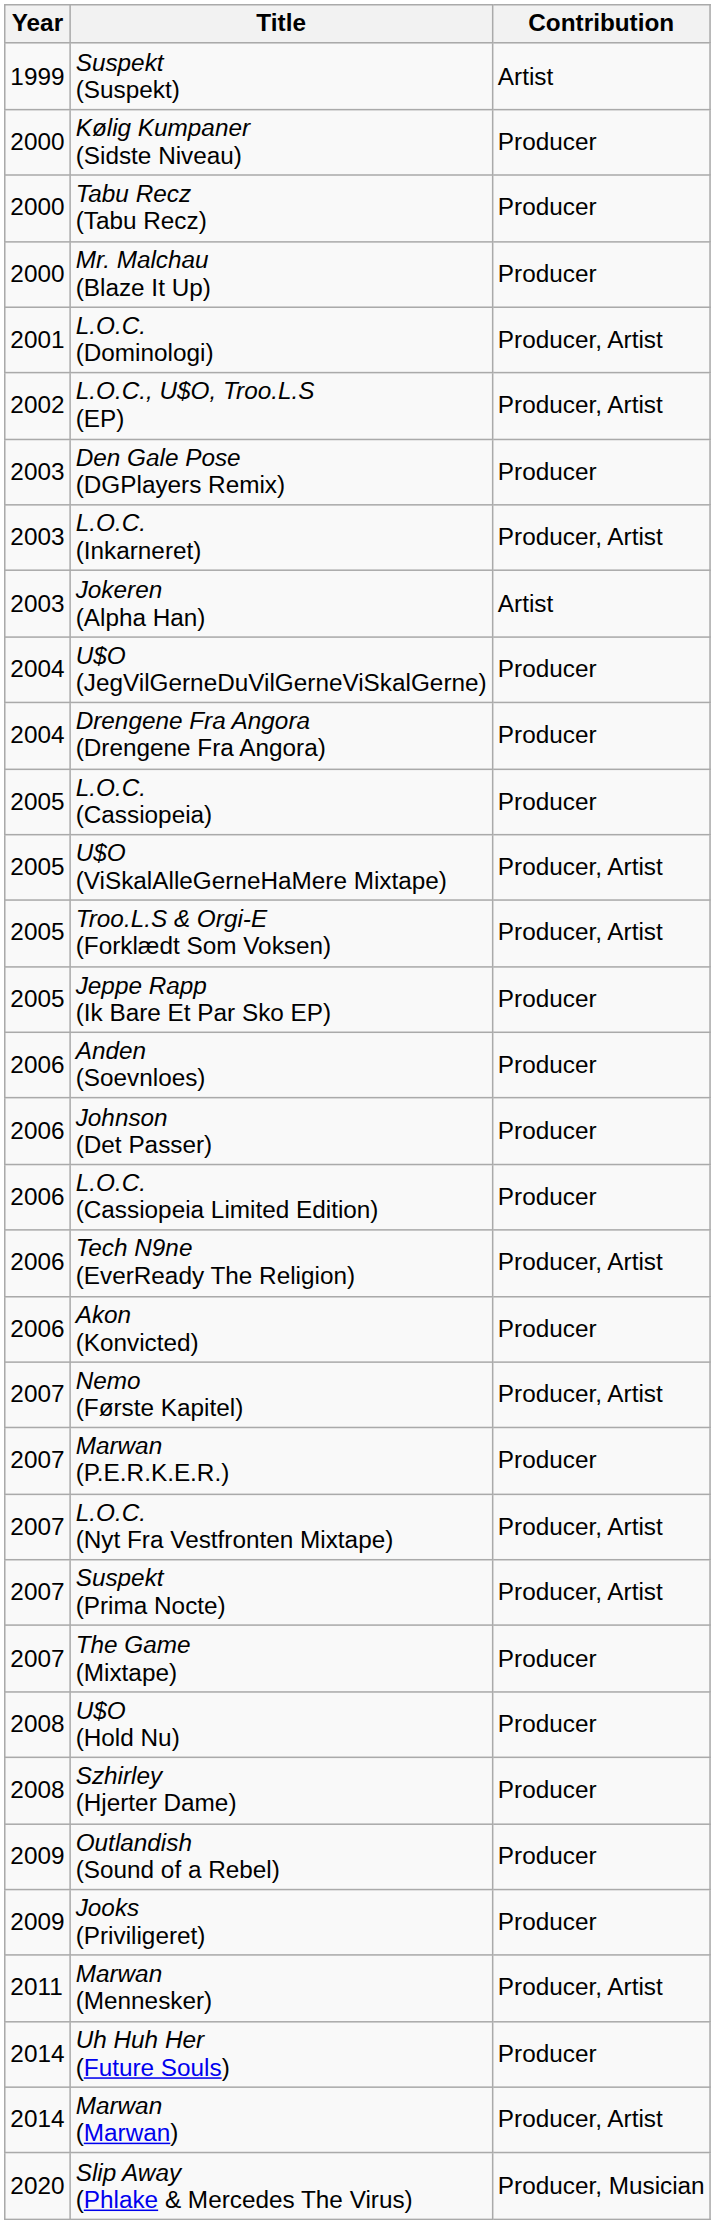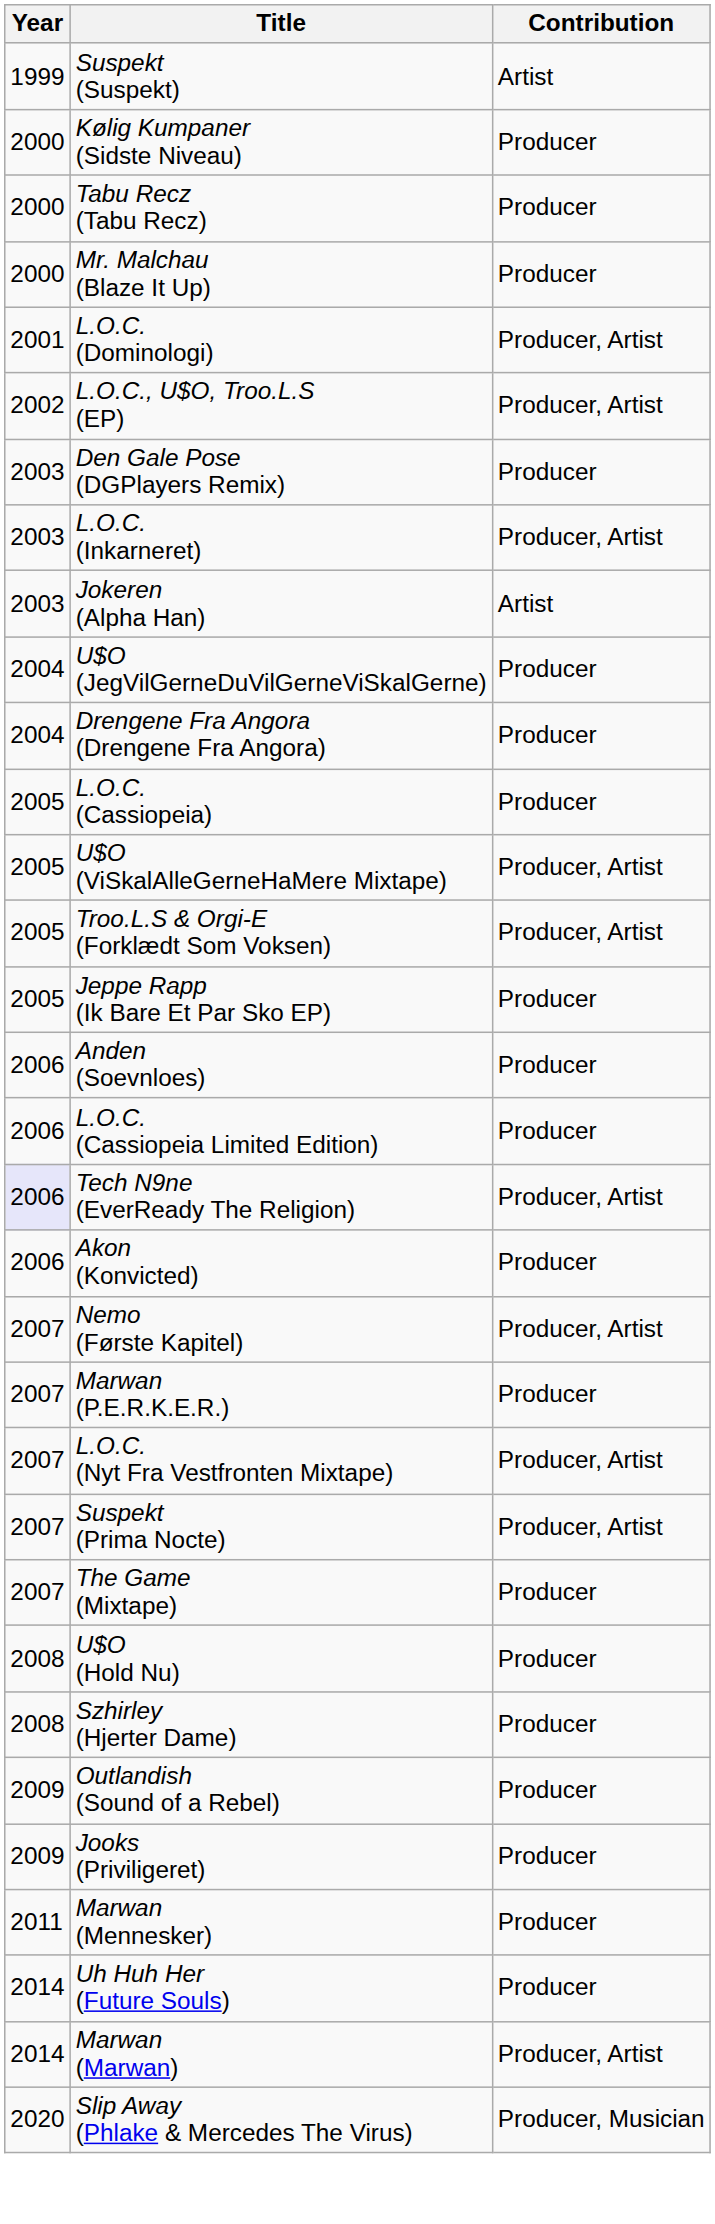- row: (144, 1130)
(37, 1262) no background -> (37, 1196) lavender background
(580, 1988) Producer, Artist -> (547, 1922) Producer
